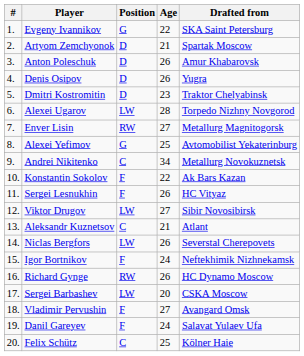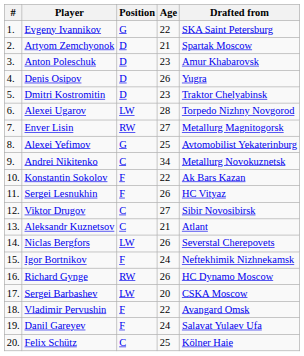(165, 62) 26 -> (165, 62) 23
(127, 210) LW -> (123, 210) C
(165, 309) 27 -> (165, 309) 22
